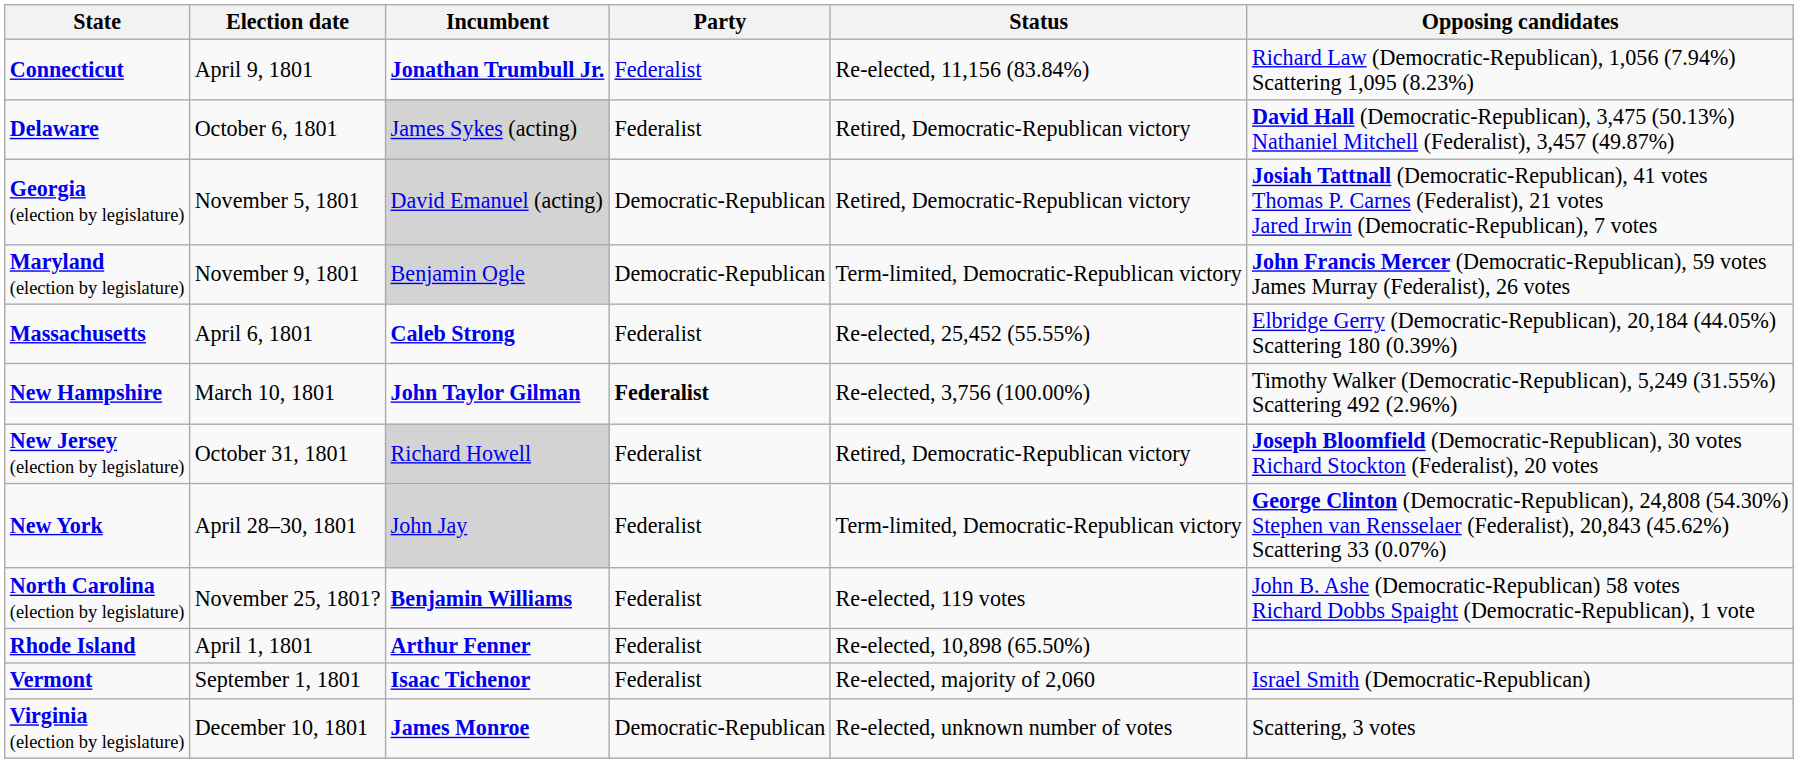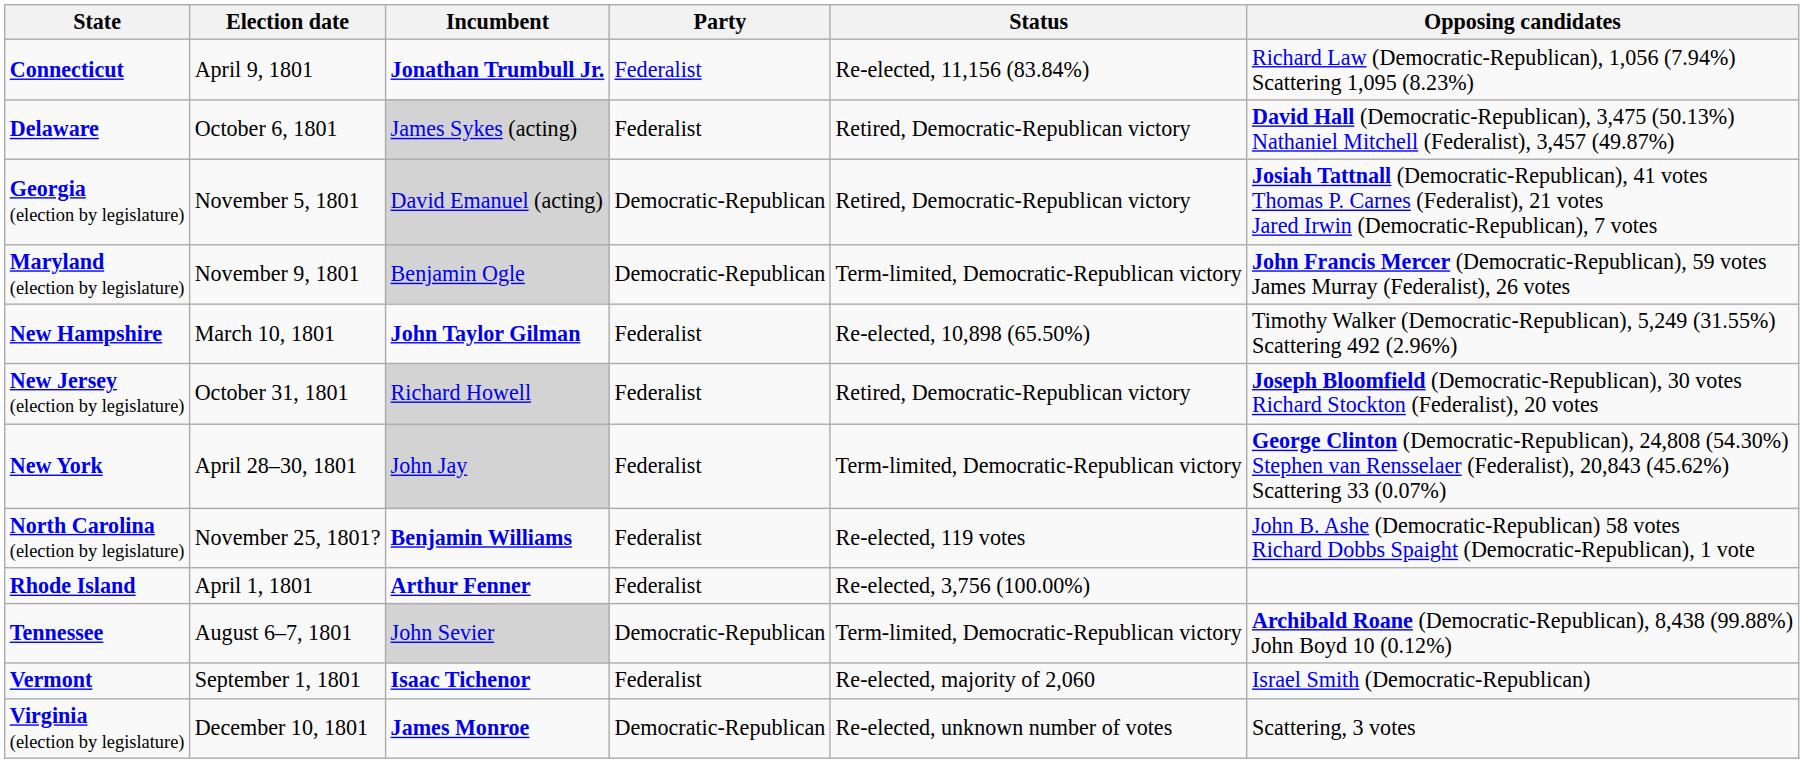- row: (78, 333)
(662, 393) bold -> (658, 333) normal
(963, 393) Re-elected, 3,756 (100.00%) -> (963, 333) Re-elected, 10,898 (65.50%)
(963, 645) Re-elected, 10,898 (65.50%) -> (963, 585) Re-elected, 3,756 (100.00%)
+ row: (57, 633)
